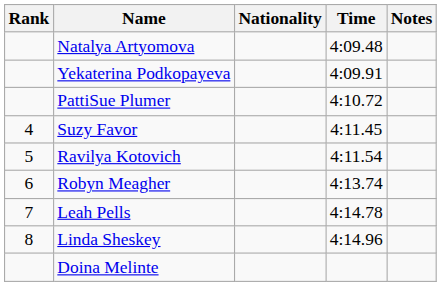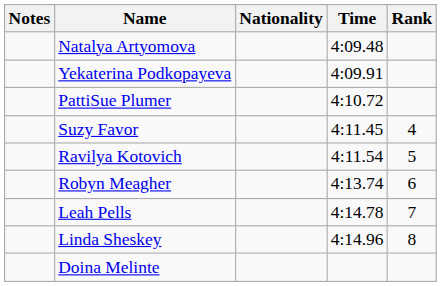columns swapped: (29, 18) <-> (411, 18)
